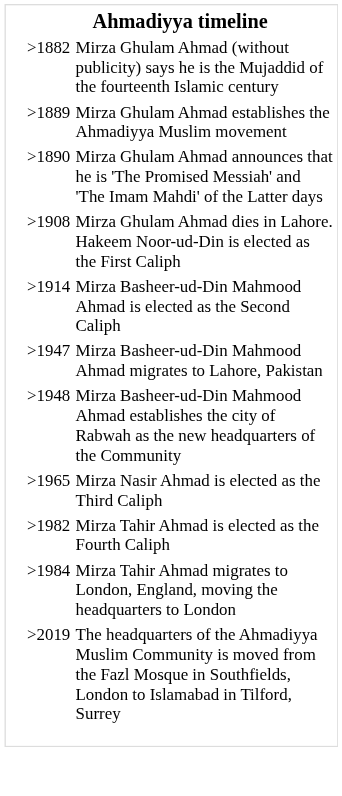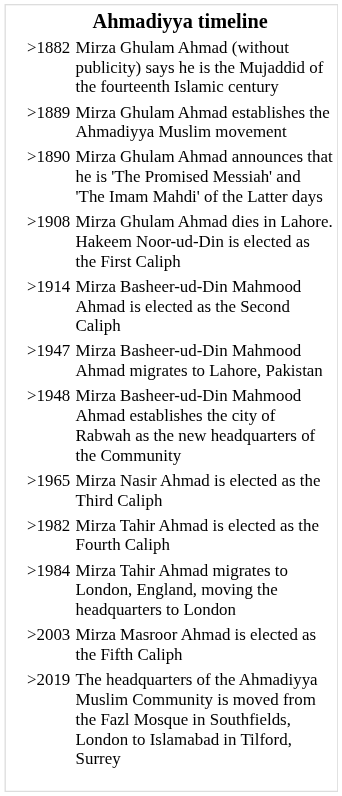+ row: (196, 645)
